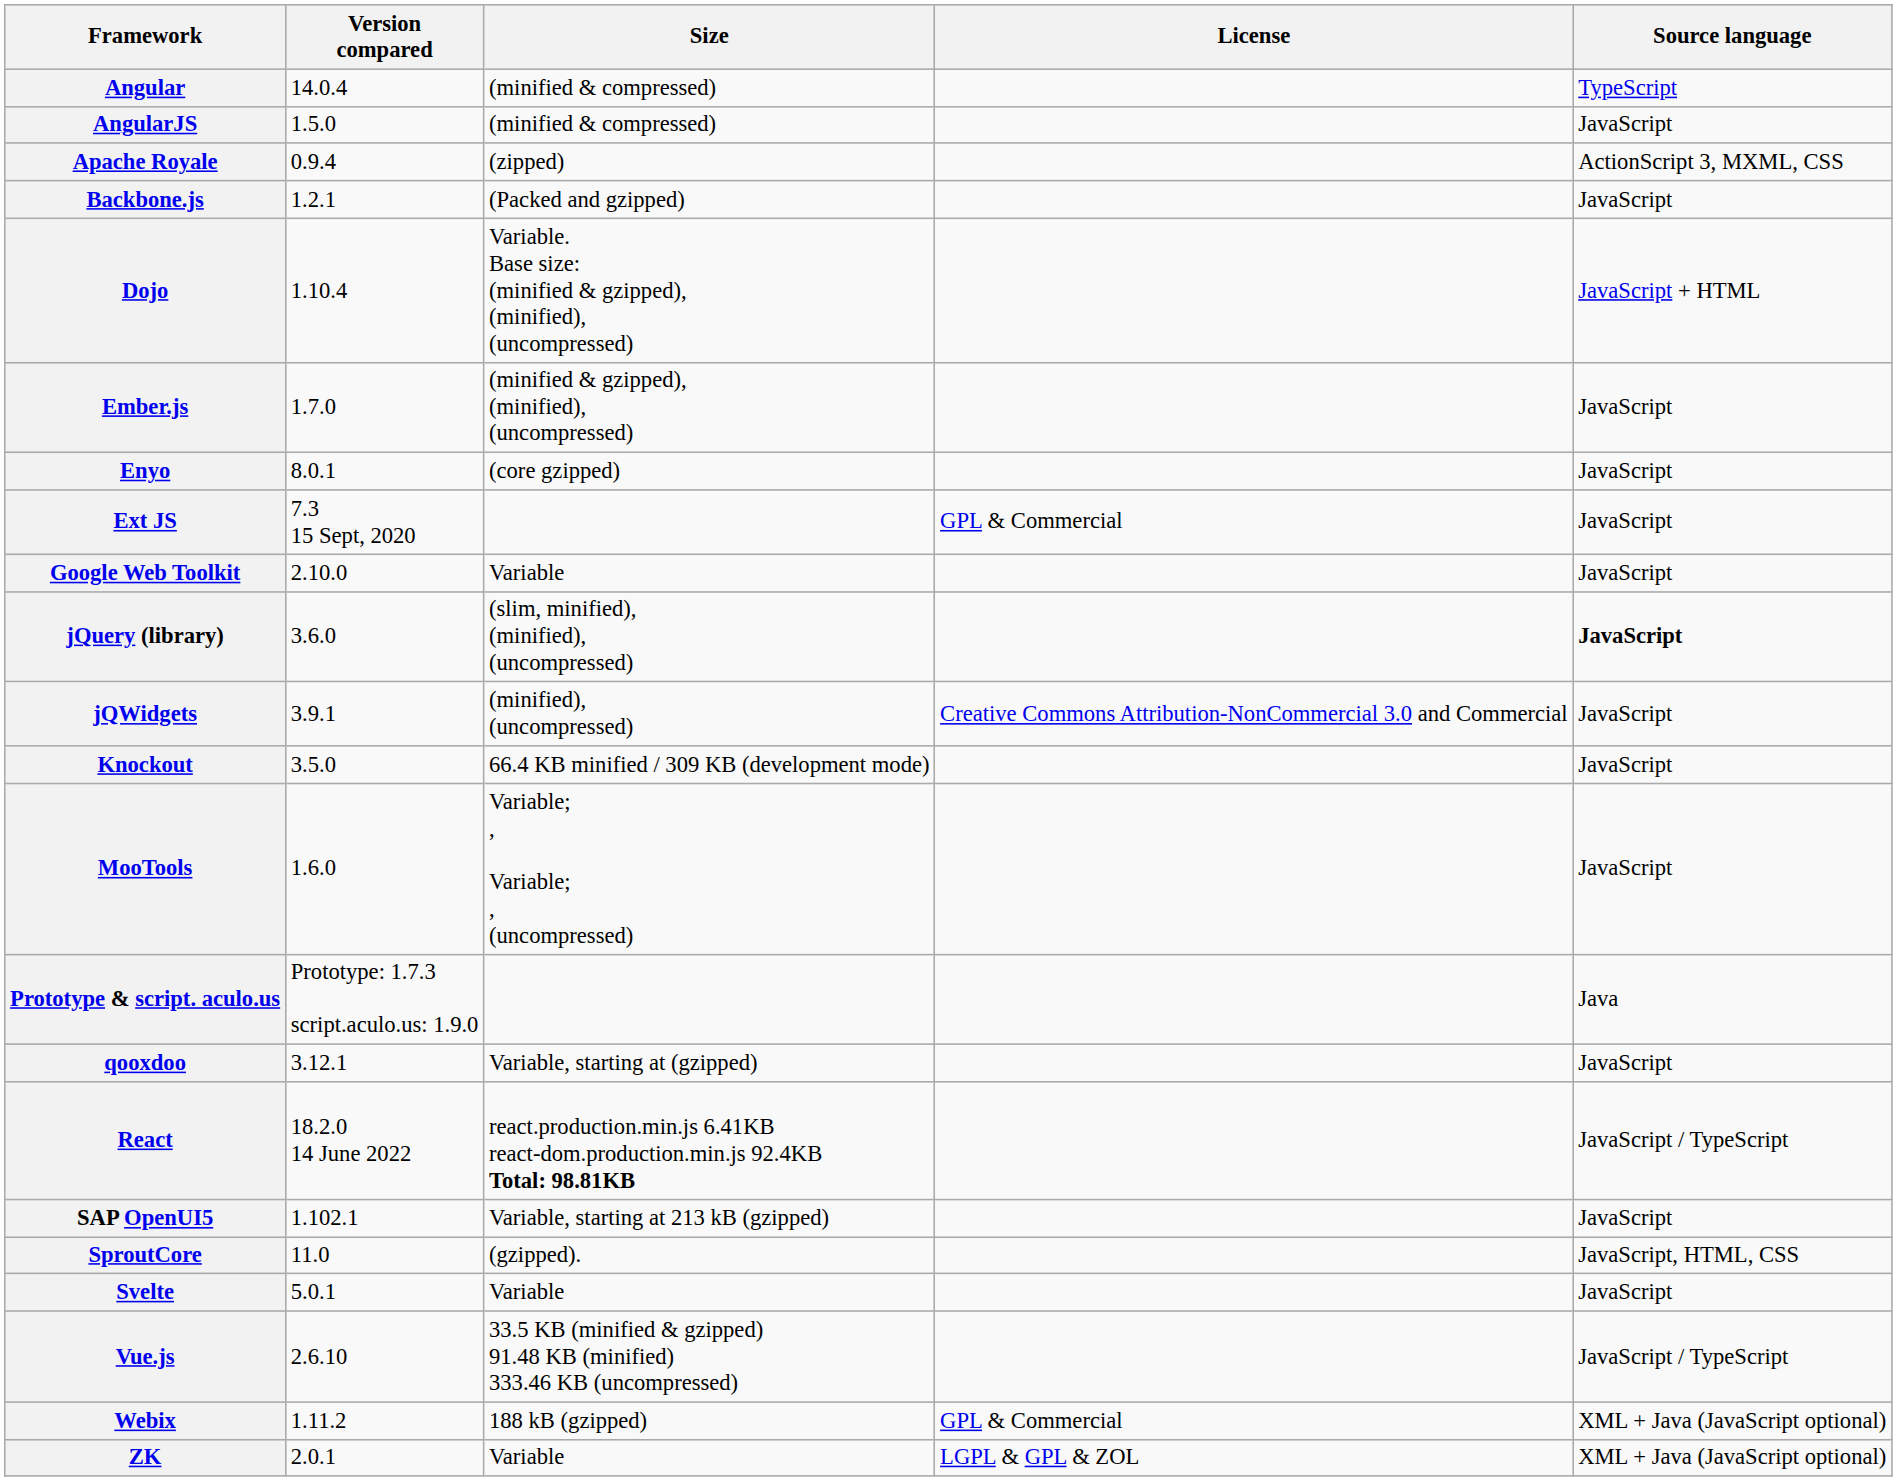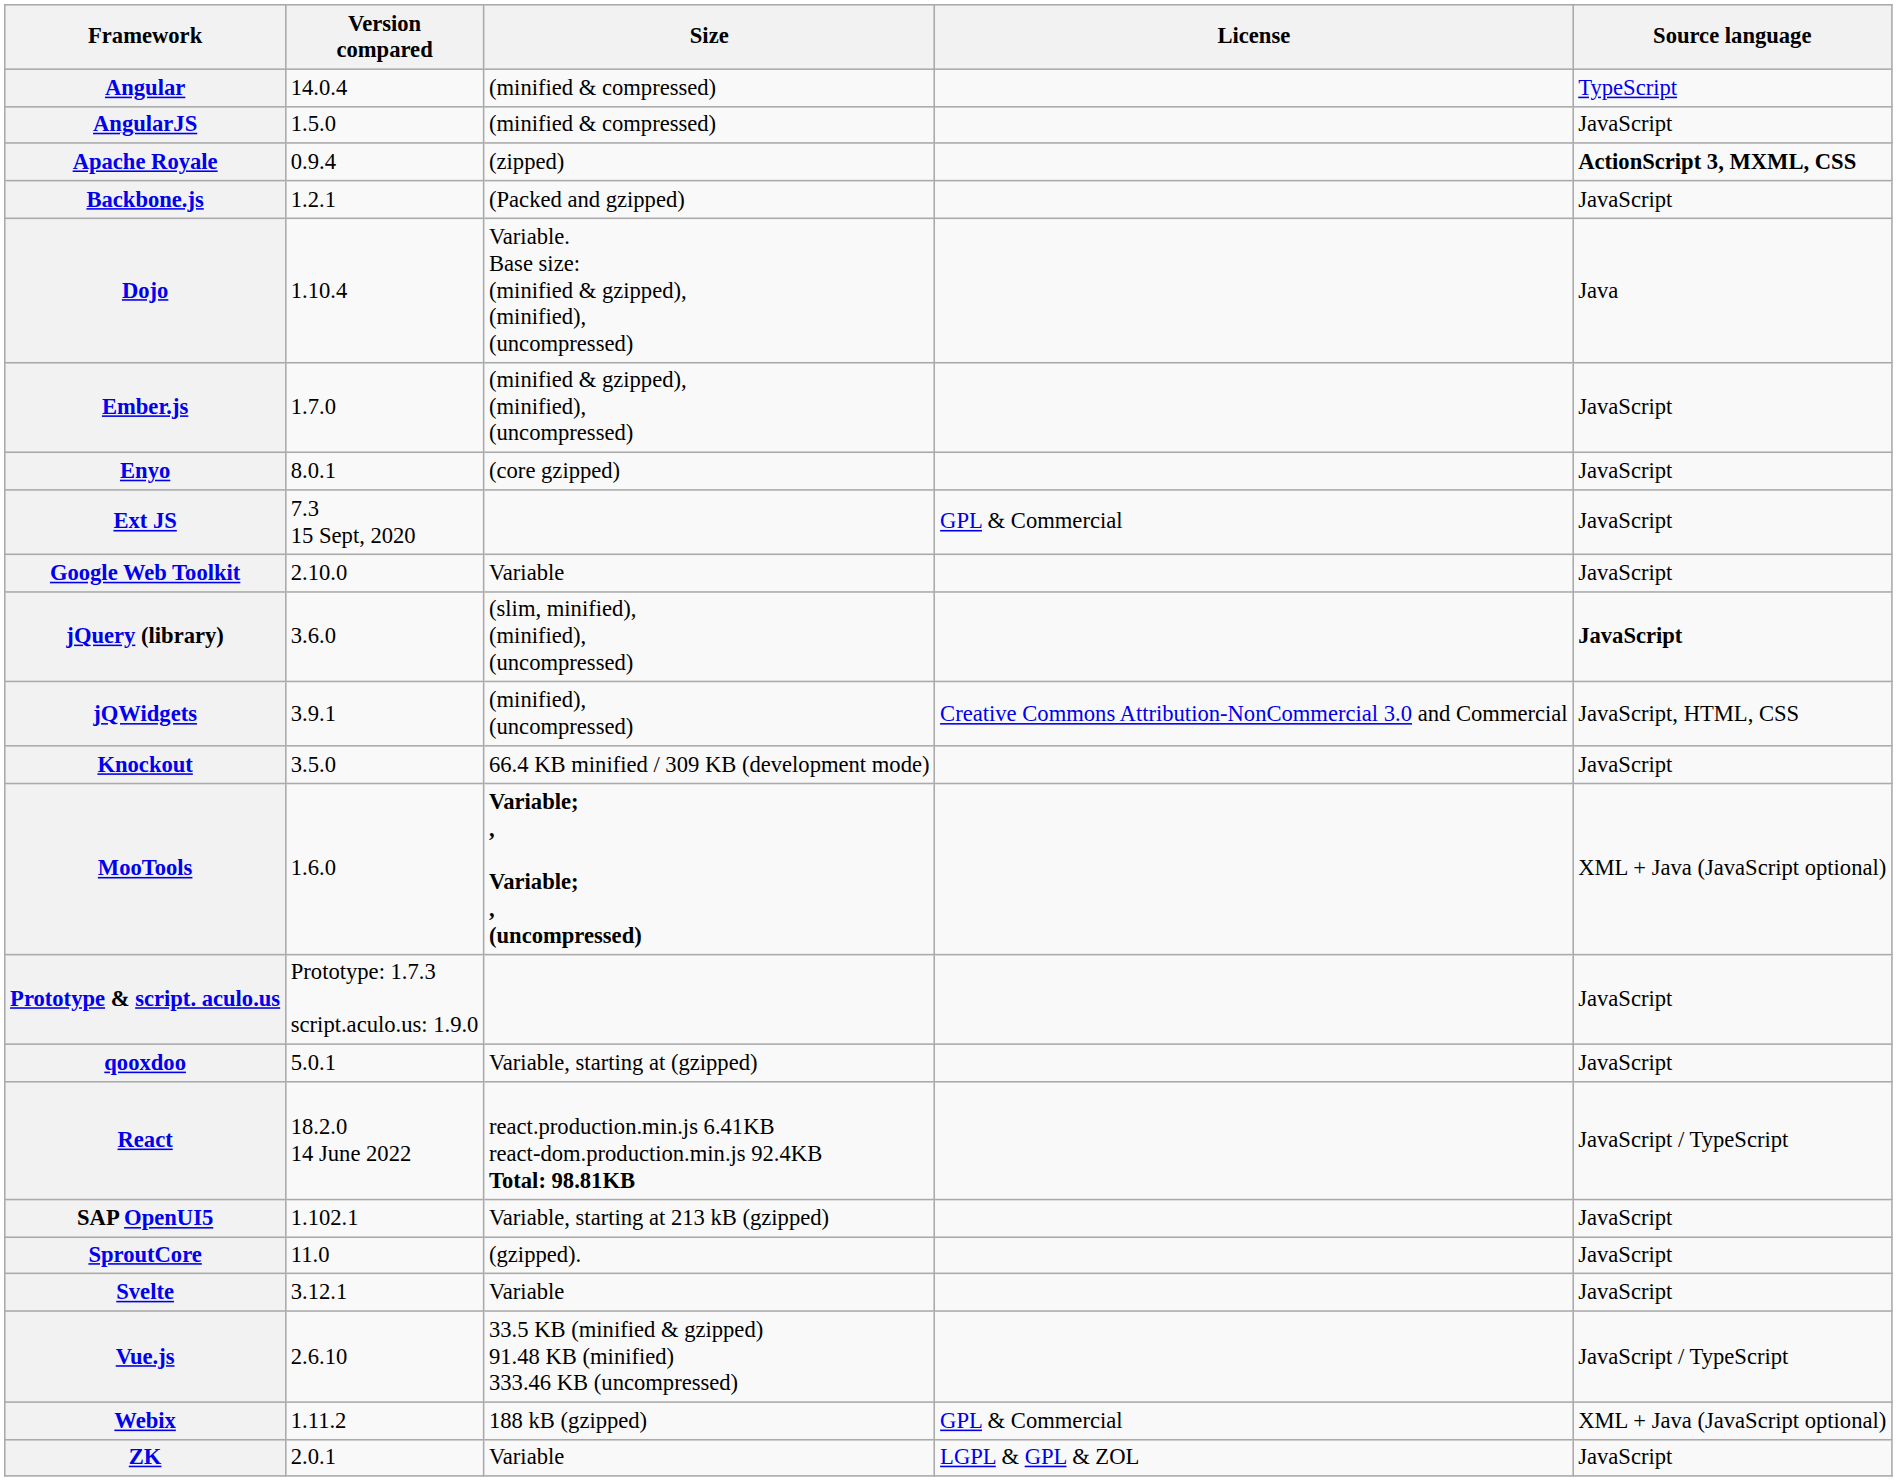(1711, 162) normal -> (1717, 162) bold
(1669, 290) JavaScript + HTML -> (1598, 290) Java
(1625, 713) JavaScript -> (1689, 713) JavaScript, HTML, CSS
(561, 868) normal -> (565, 868) bold
(1625, 868) JavaScript -> (1732, 868) XML + Java (JavaScript optional)
(1598, 999) Java -> (1625, 999) JavaScript
(319, 1063) 3.12.1 -> (313, 1063) 5.0.1
(1689, 1255) JavaScript, HTML, CSS -> (1625, 1255) JavaScript
(313, 1292) 5.0.1 -> (319, 1292) 3.12.1
(1732, 1457) XML + Java (JavaScript optional) -> (1625, 1457) JavaScript
